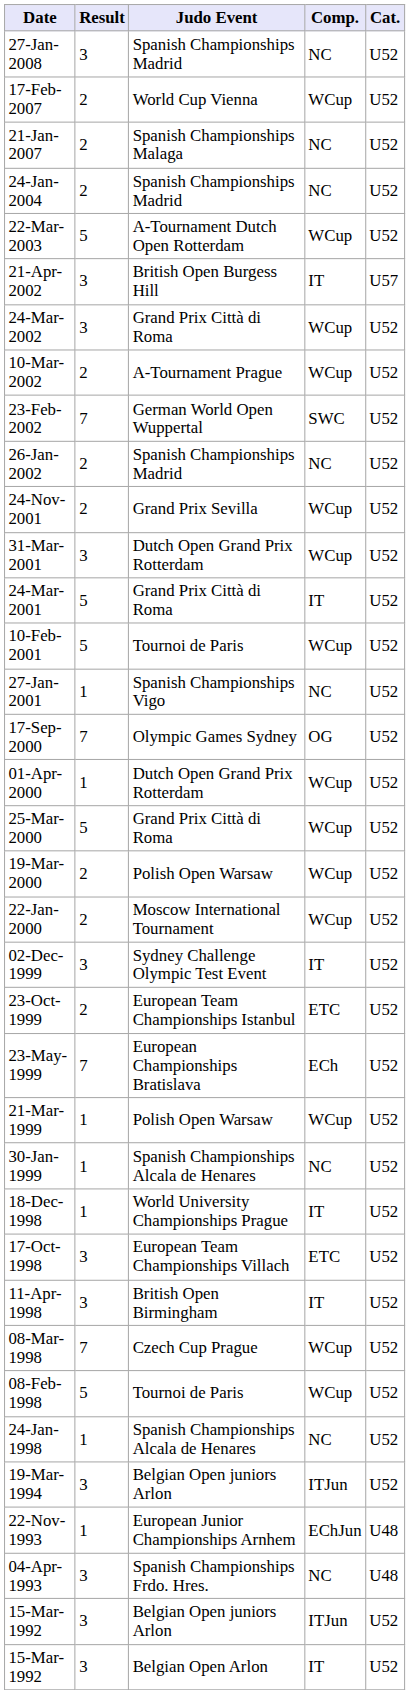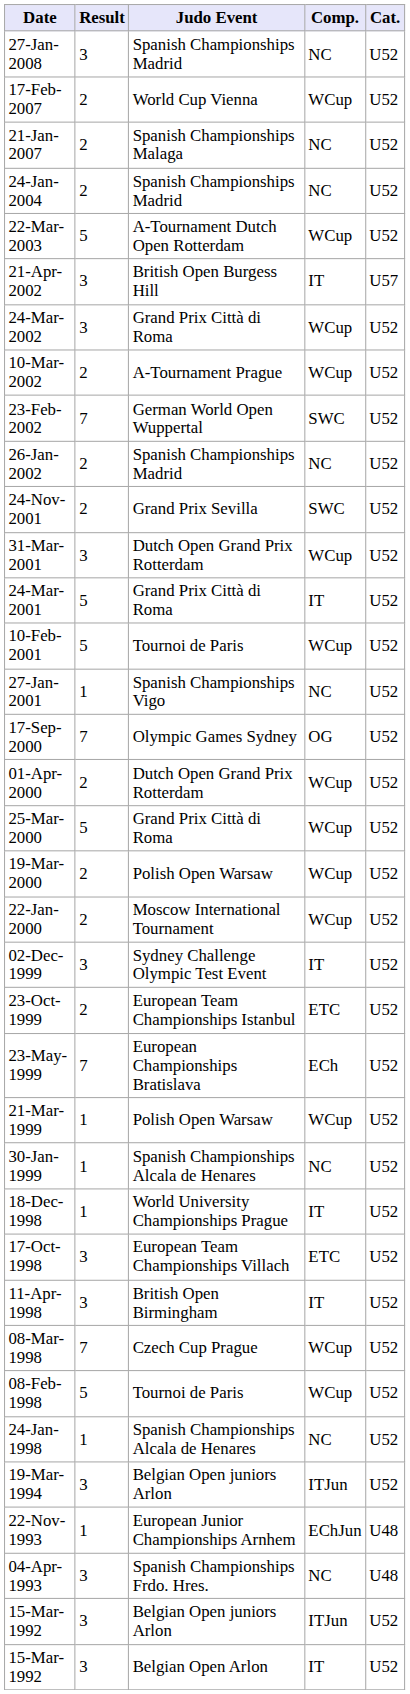(330, 509) WCup -> (327, 509) SWC
(83, 782) 1 -> (83, 782) 2
